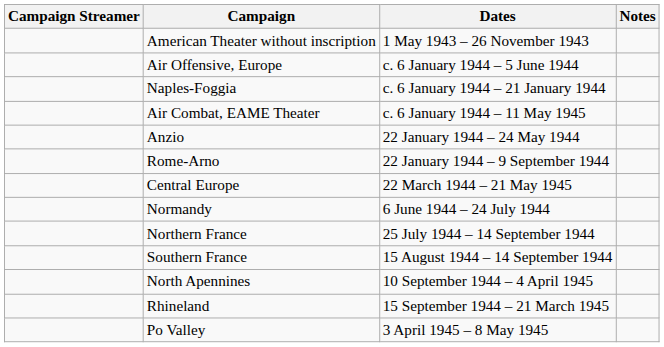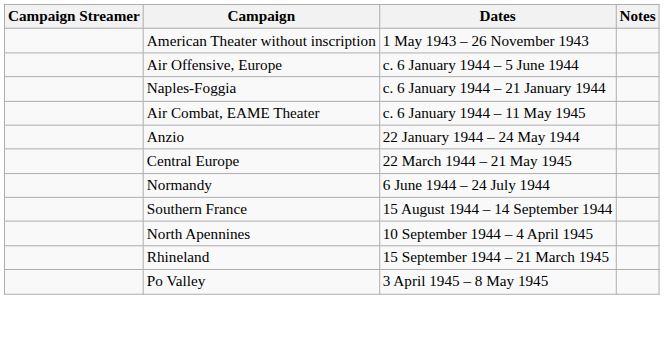- row: (183, 161)
- row: (197, 233)
